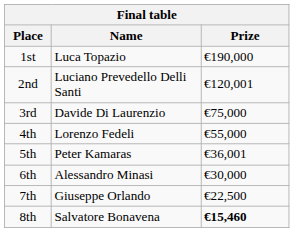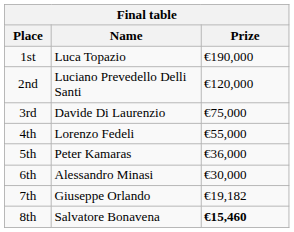(229, 84) €120,001 -> (229, 84) €120,000
(225, 154) €36,001 -> (225, 154) €36,000
(225, 196) €22,500 -> (225, 196) €19,182
